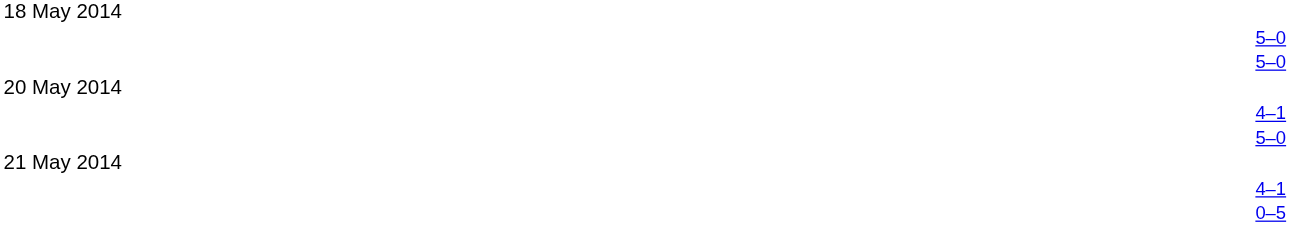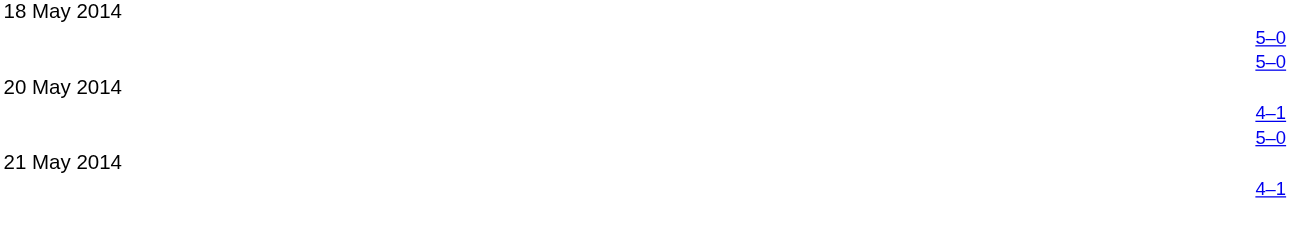- row: (530, 213)
